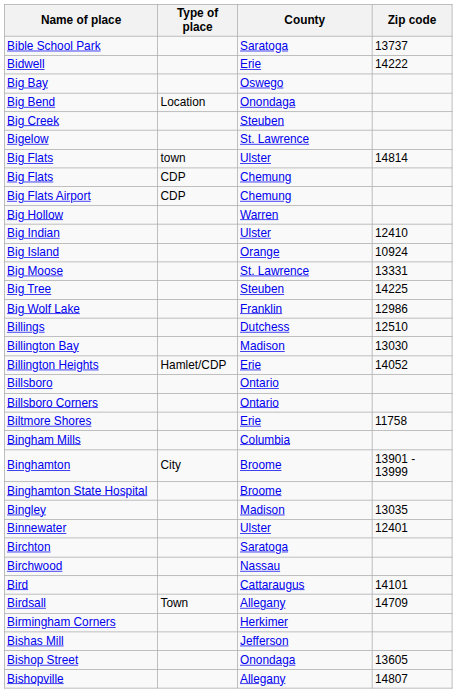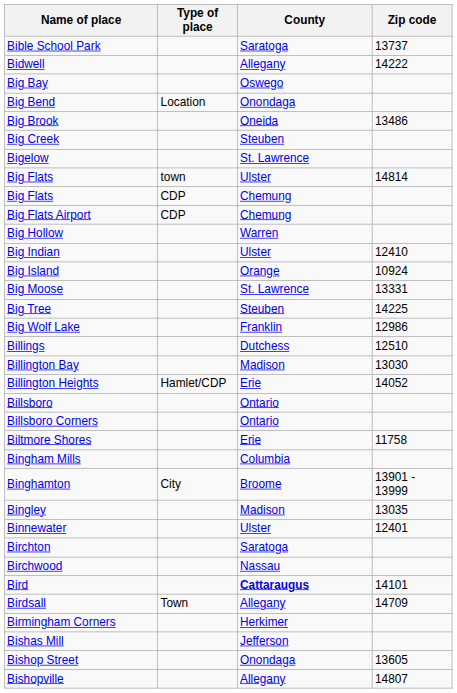(251, 64) Erie -> (263, 64) Allegany
+ row: (33, 121)
- row: (77, 491)
(272, 585) normal -> (275, 585) bold
